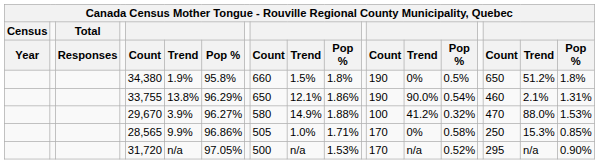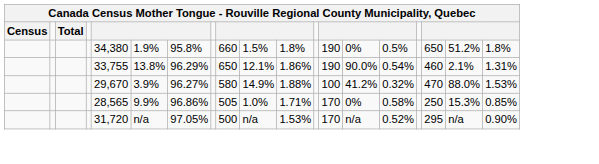- row: (27, 55)
